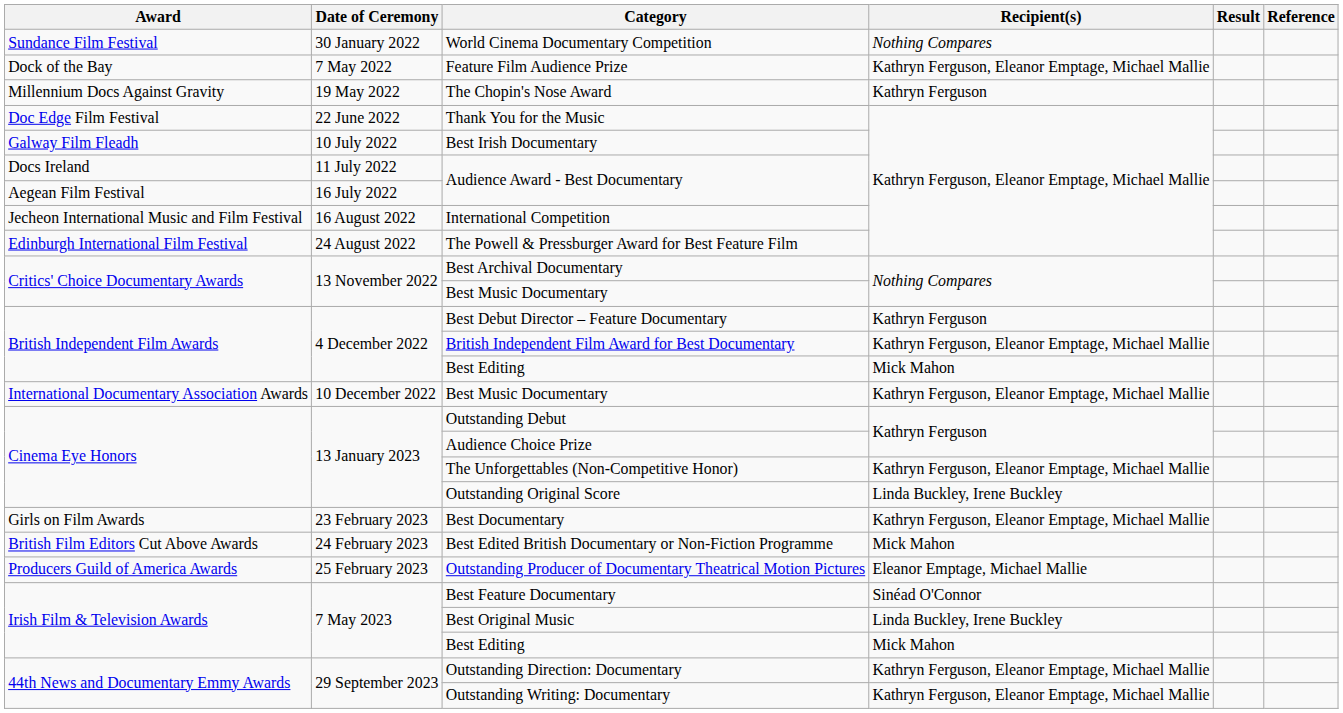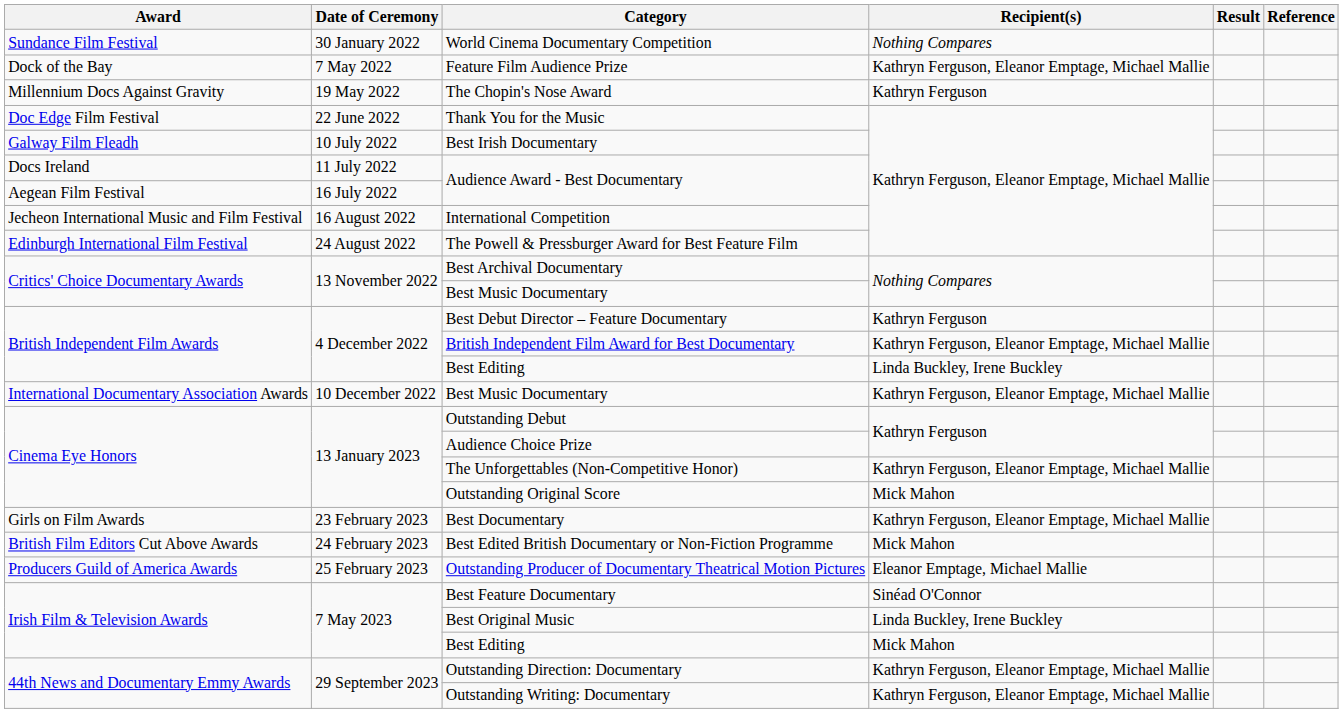(914, 368) Mick Mahon -> (967, 368) Linda Buckley, Irene Buckley
(967, 494) Linda Buckley, Irene Buckley -> (914, 494) Mick Mahon
